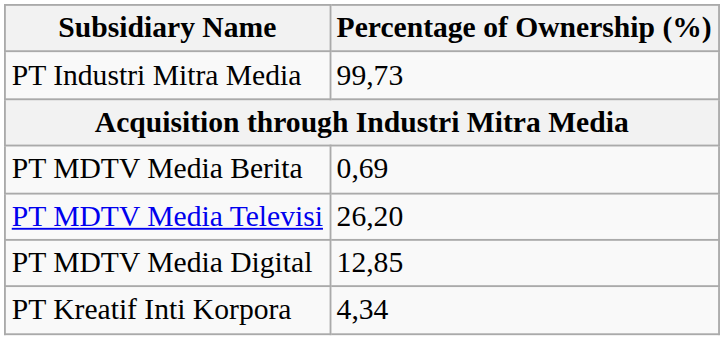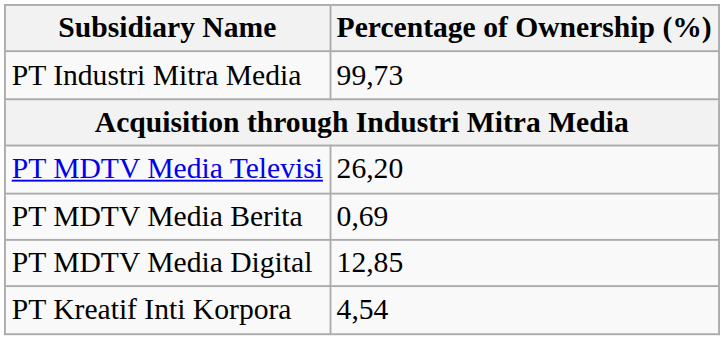rows swapped: (167, 215) <-> (157, 168)
(362, 309) 4,34 -> (362, 309) 4,54
